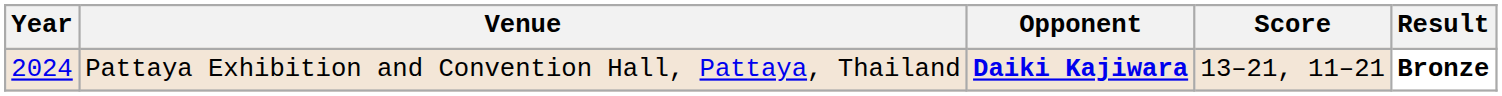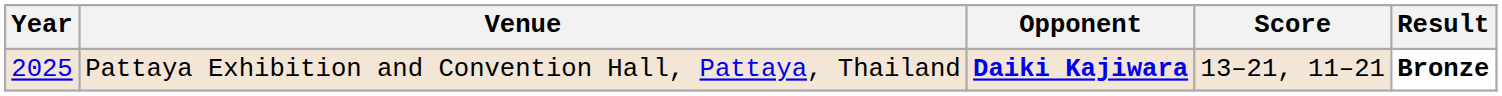(42, 69) 2024 -> (42, 69) 2025
